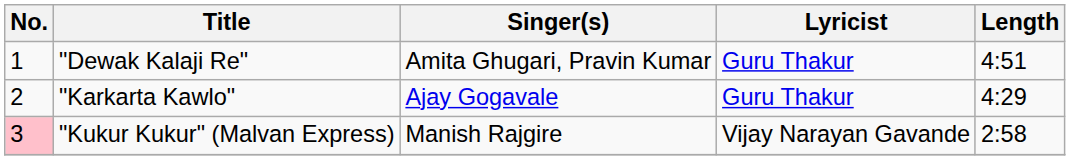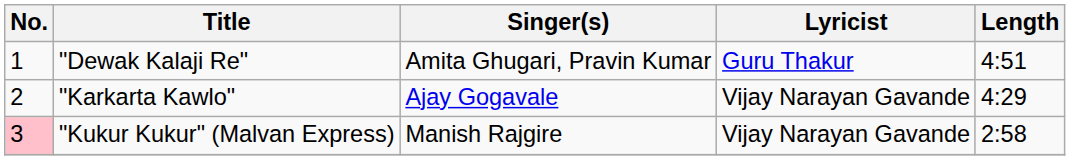(788, 97) Guru Thakur -> (846, 97) Vijay Narayan Gavande
